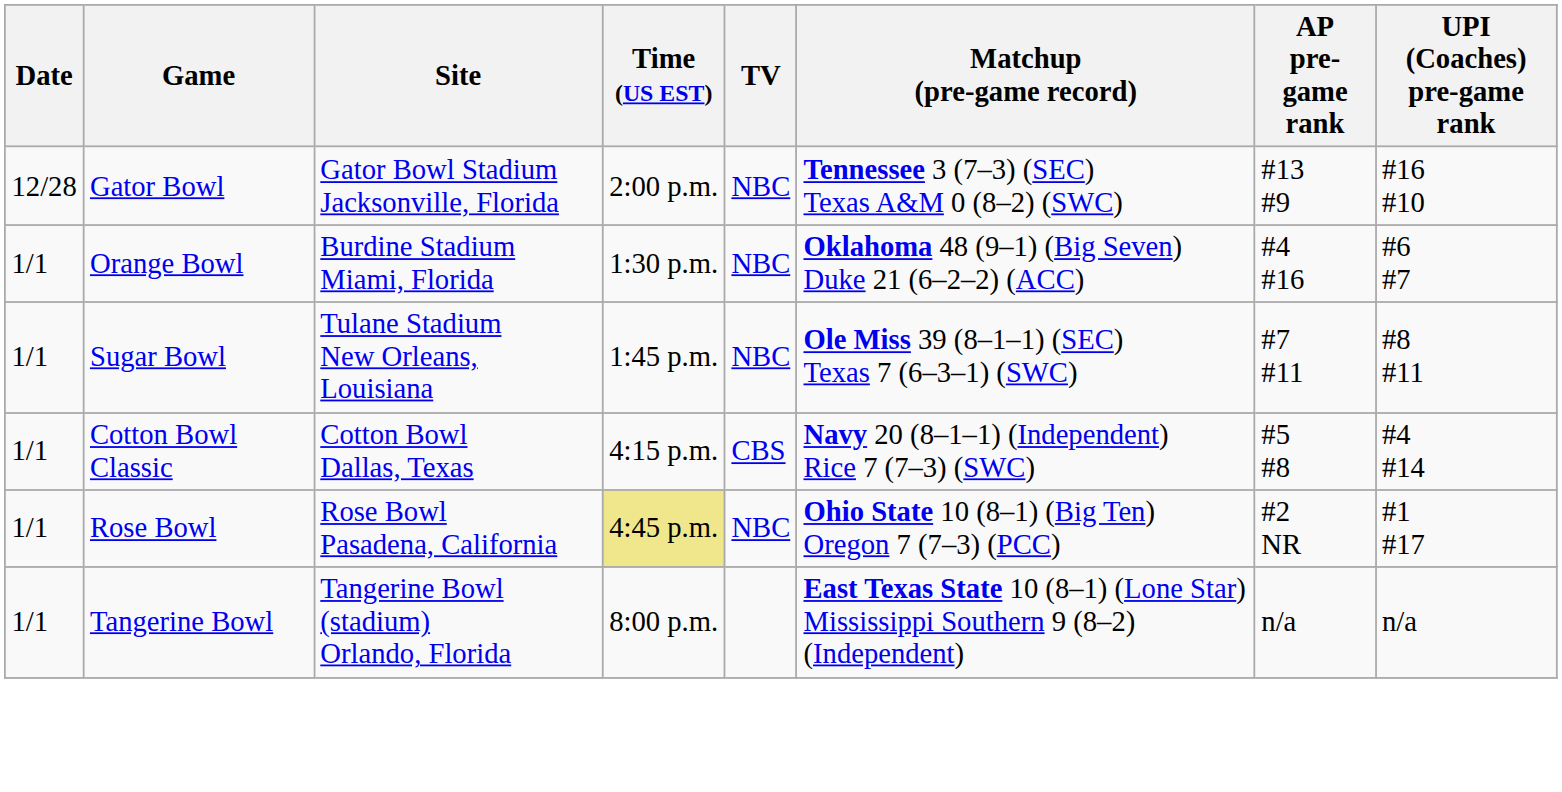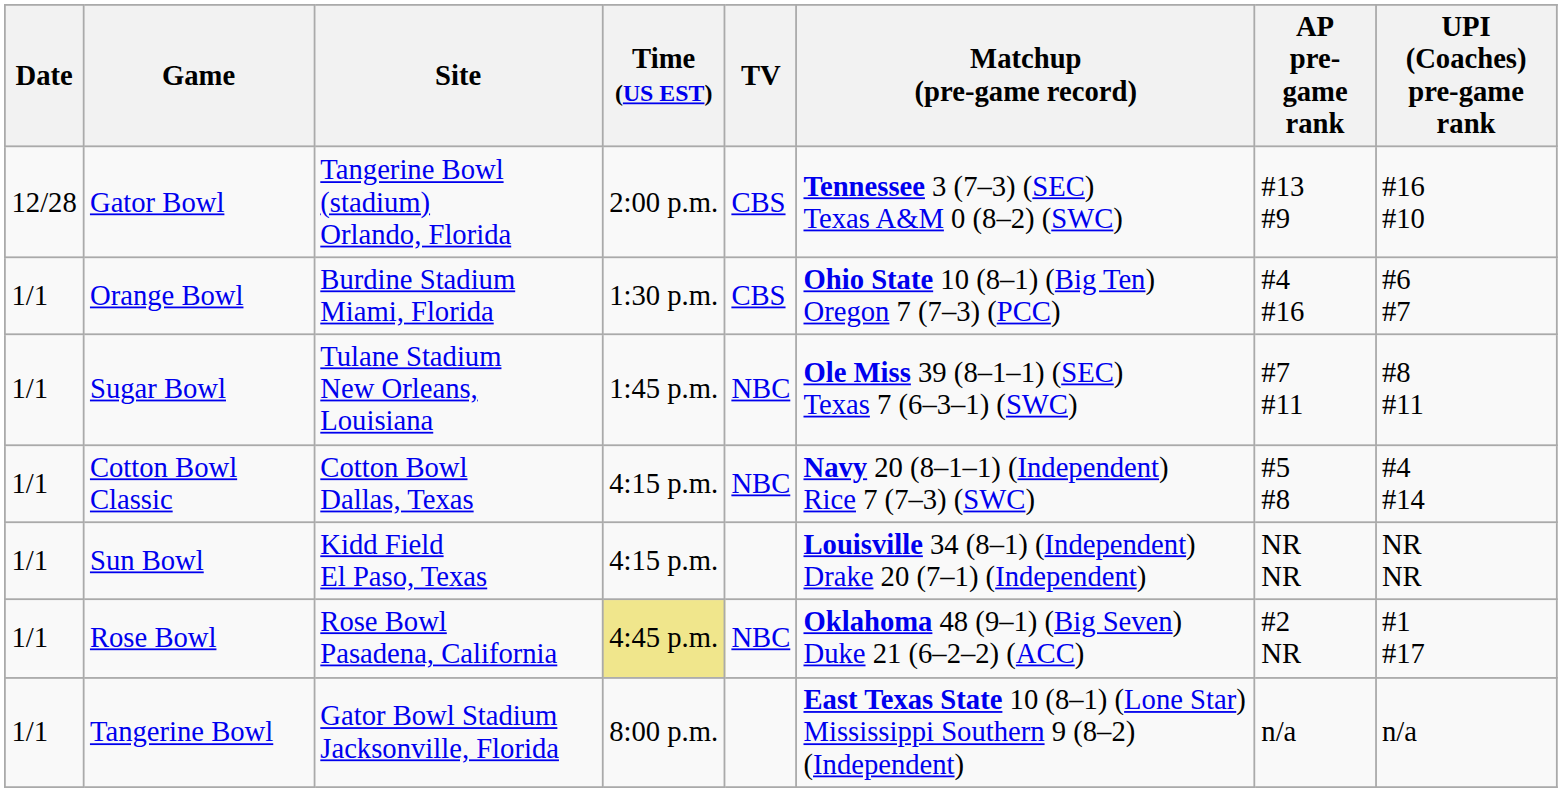(440, 185) Gator Bowl Stadium Jacksonville, Florida -> (416, 201) Tangerine Bowl (stadium) Orlando, Florida
(761, 185) NBC -> (758, 201) CBS
(761, 263) NBC -> (758, 295) CBS
(993, 263) Oklahoma 48 (9–1) (Big Seven) Duke 21 (6–2–2) (ACC) -> (979, 295) Ohio State 10 (8–1) (Big Ten) Oregon 7 (7–3) (PCC)
(758, 450) CBS -> (761, 482) NBC
+ row: (147, 560)
(979, 528) Ohio State 10 (8–1) (Big Ten) Oregon 7 (7–3) (PCC) -> (993, 638) Oklahoma 48 (9–1) (Big Seven) Duke 21 (6–2–2) (ACC)
(416, 621) Tangerine Bowl (stadium) Orlando, Florida -> (440, 731) Gator Bowl Stadium Jacksonville, Florida
